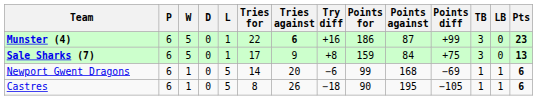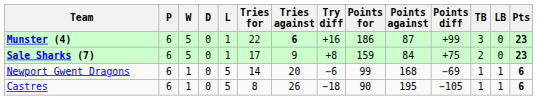(481, 55) 3 -> (481, 55) 2
(521, 55) 13 -> (521, 55) 23
